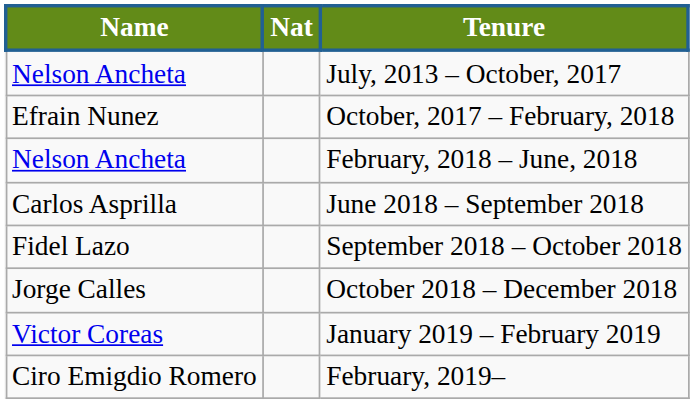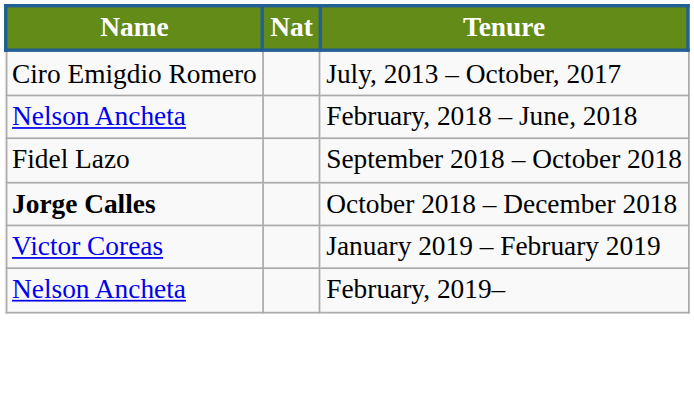(99, 73) Nelson Ancheta -> (134, 73) Ciro Emigdio Romero
- row: (500, 116)
- row: (485, 203)
(79, 289) normal -> (84, 203) bold
(134, 376) Ciro Emigdio Romero -> (99, 289) Nelson Ancheta
